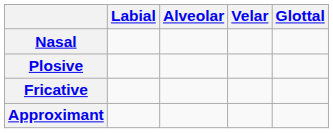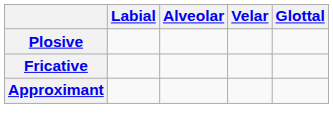- row: (56, 41)
